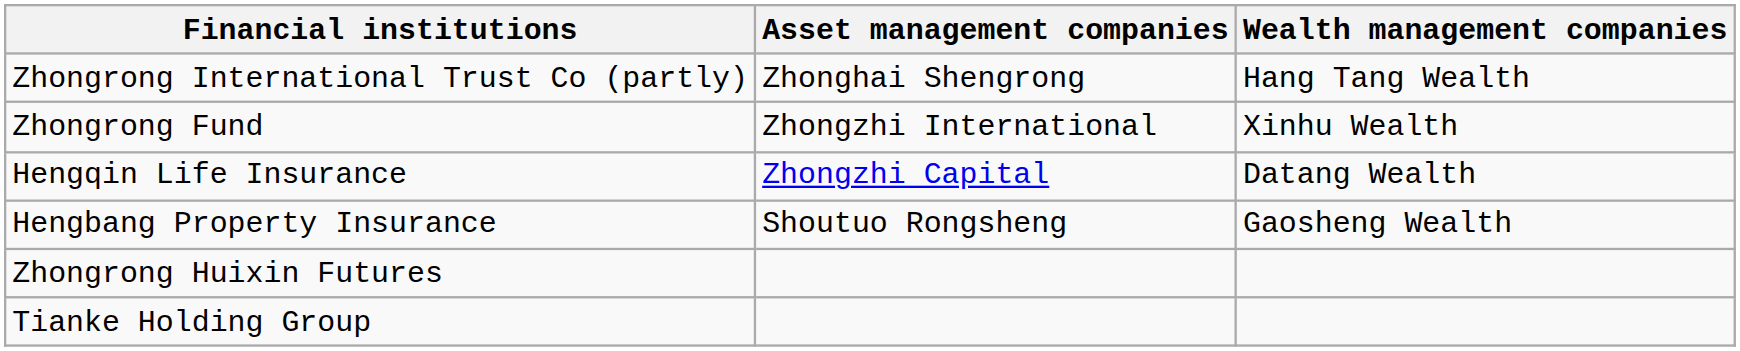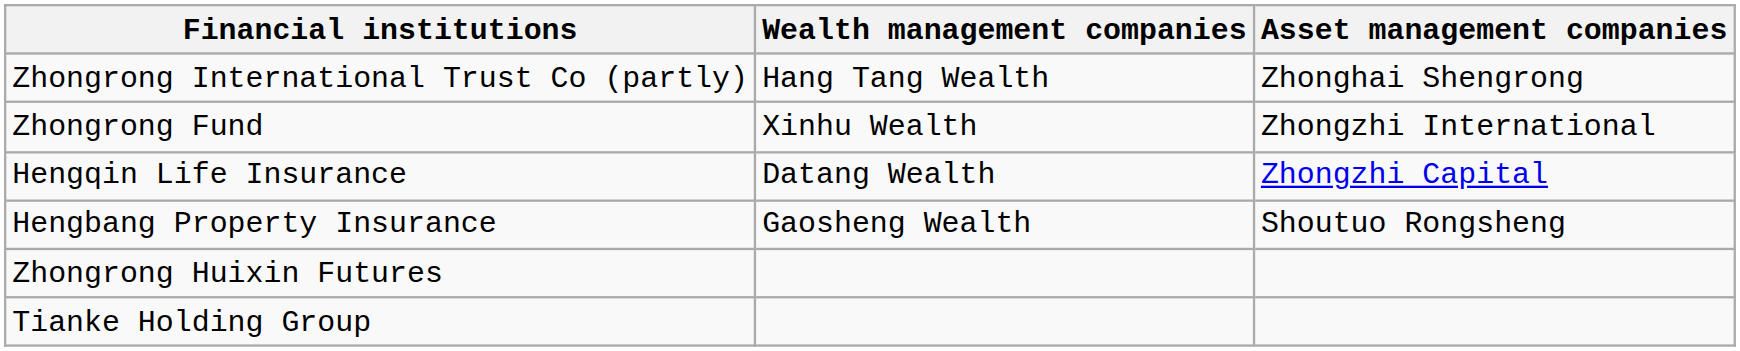columns swapped: (995, 30) <-> (1485, 30)
